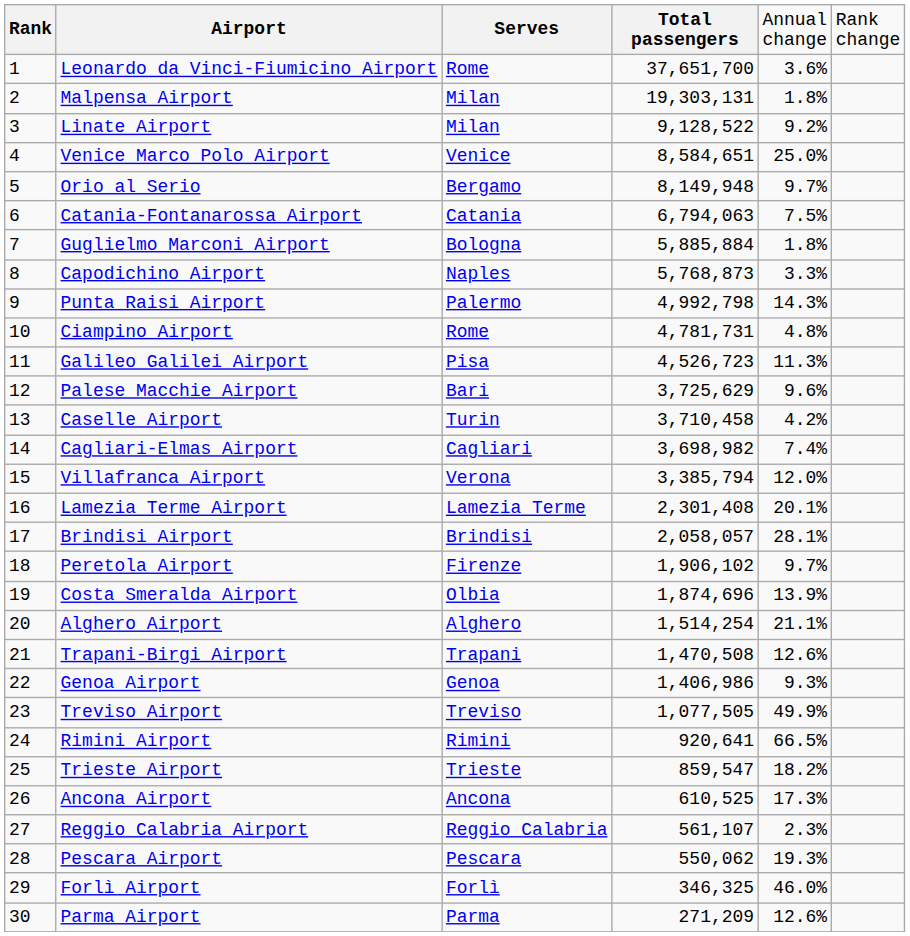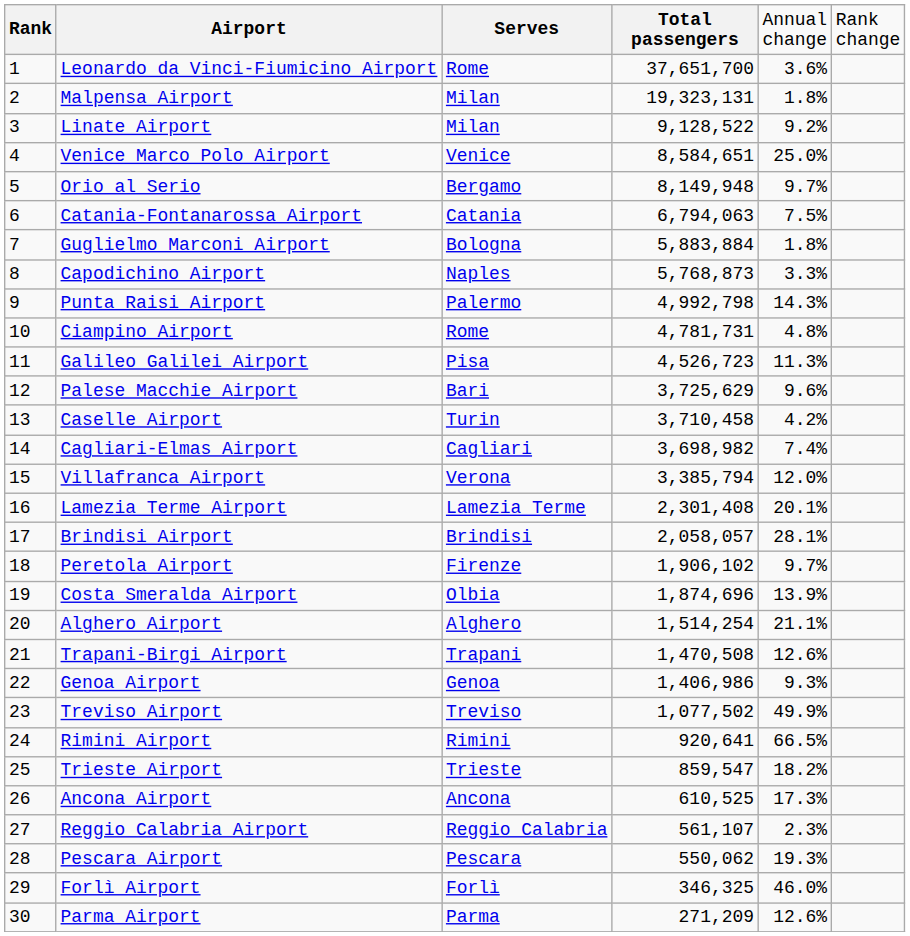(700, 98) 19,303,131 -> (700, 98) 19,323,131
(706, 245) 5,885,884 -> (706, 245) 5,883,884
(706, 713) 1,077,505 -> (706, 713) 1,077,502
